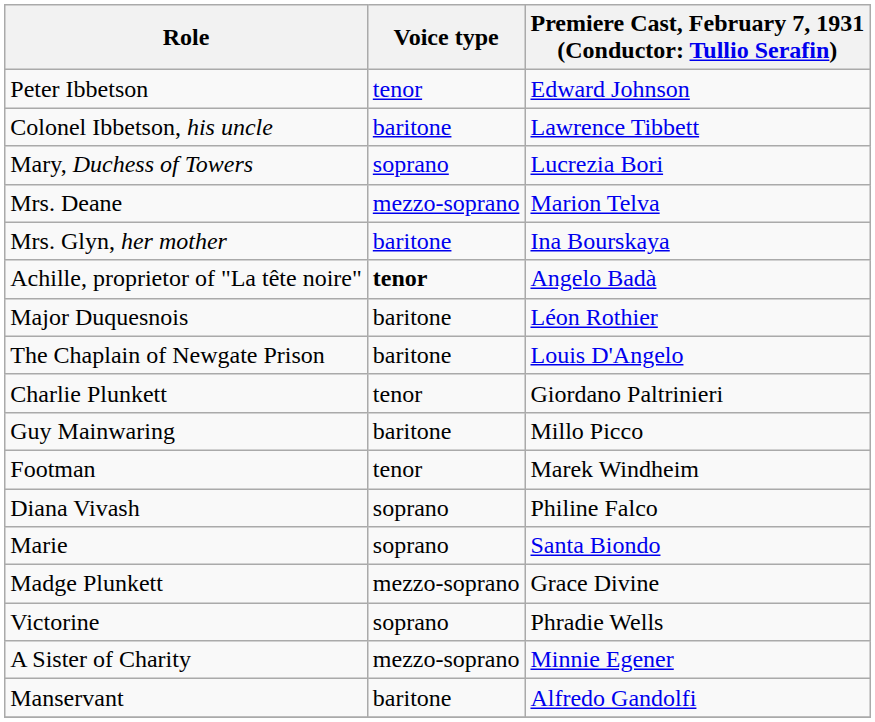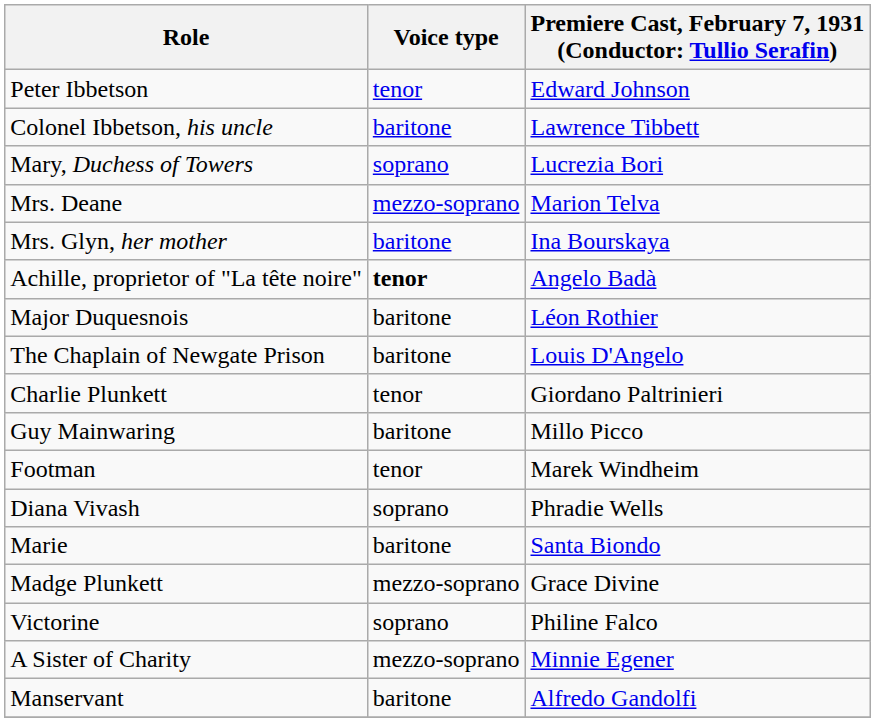(594, 507) Philine Falco -> (597, 507) Phradie Wells
(411, 545) soprano -> (412, 545) baritone
(597, 621) Phradie Wells -> (594, 621) Philine Falco
